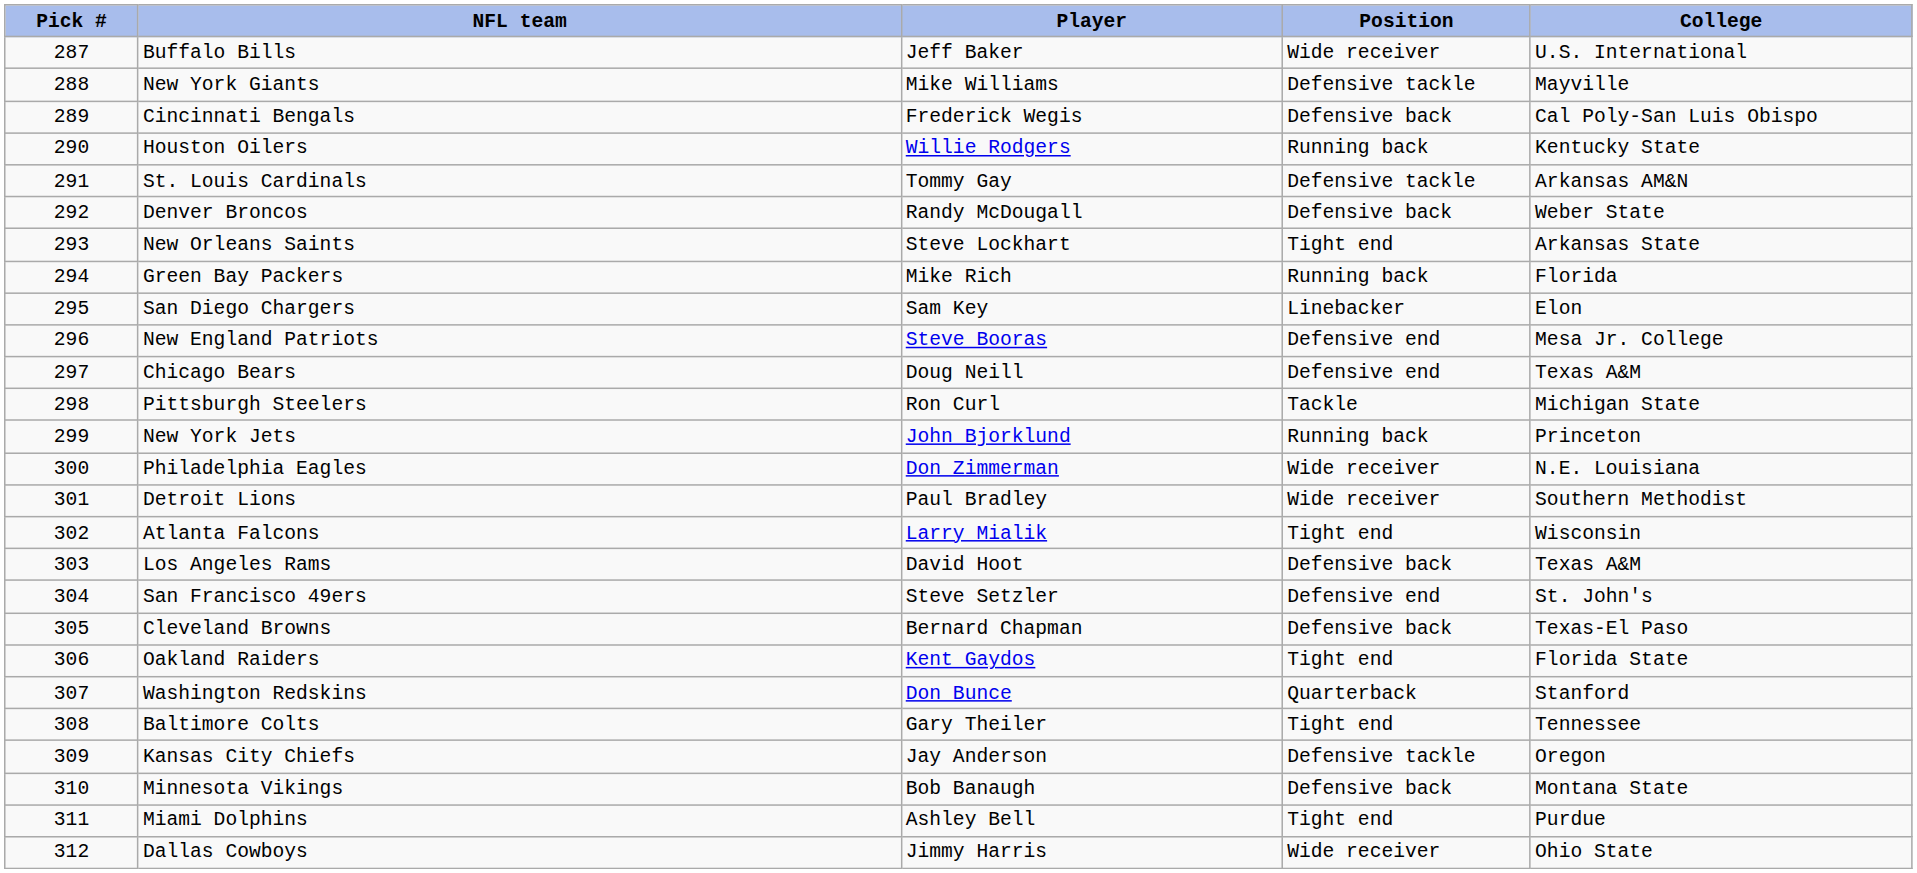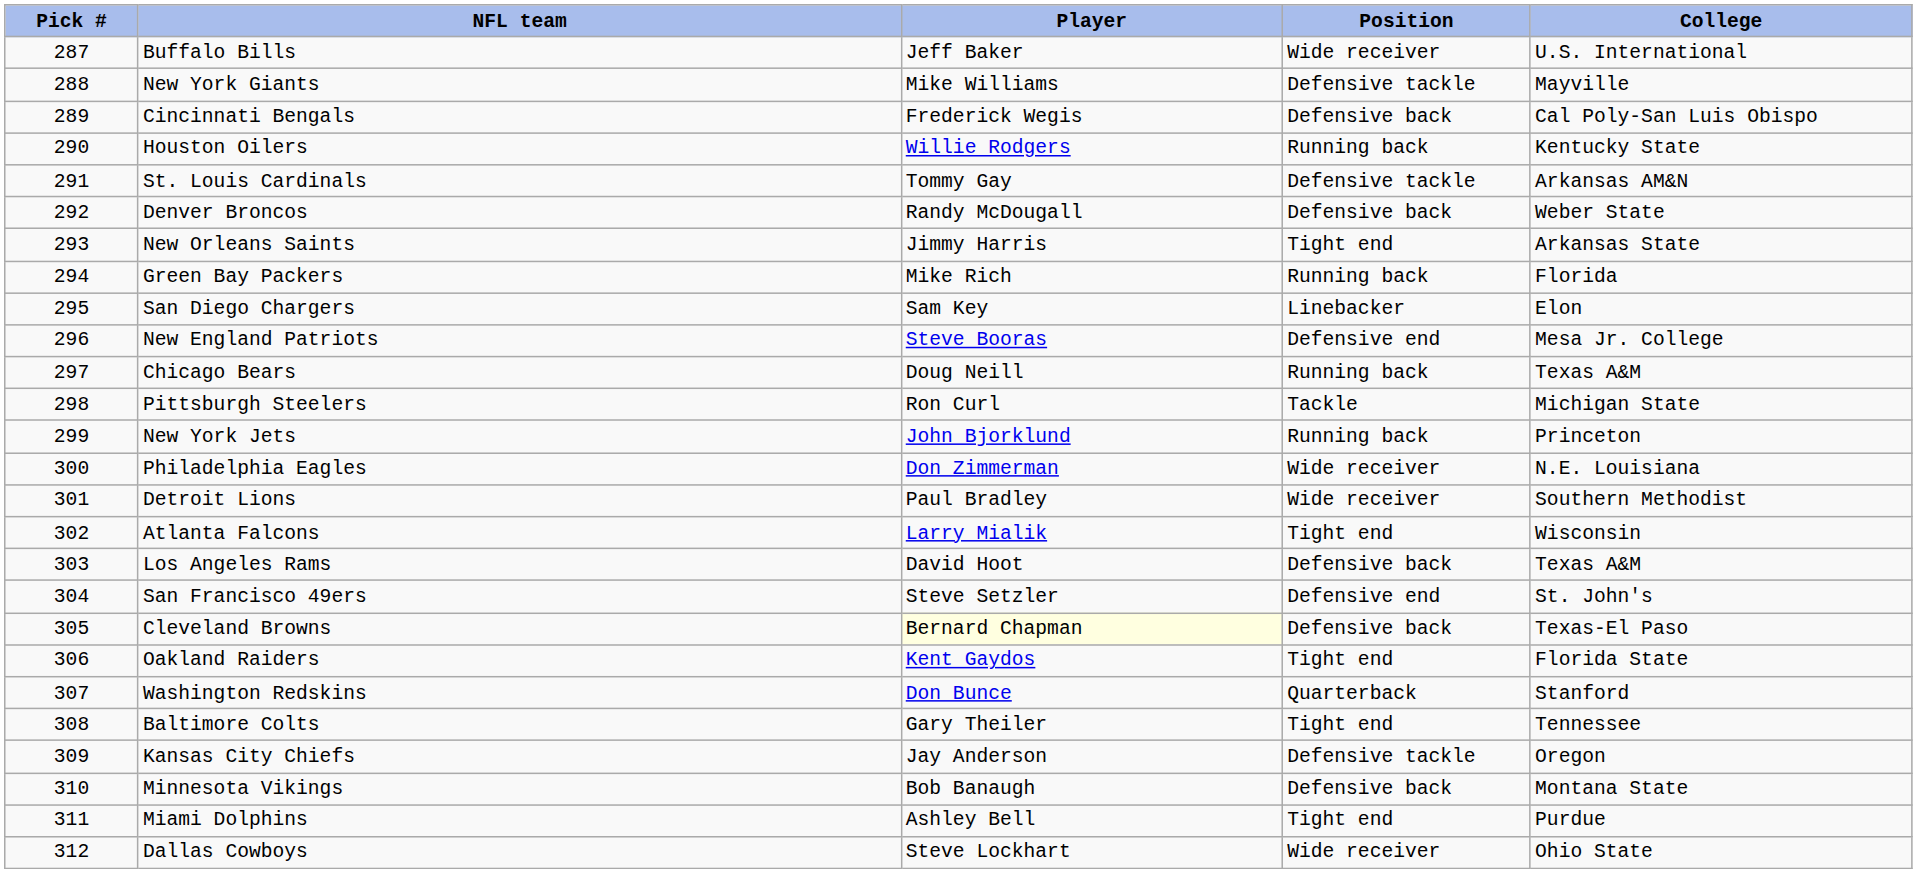(988, 245) Steve Lockhart -> (976, 245) Jimmy Harris
(1364, 373) Defensive end -> (1358, 373) Running back
(994, 629) no background -> (994, 629) lightyellow background
(976, 853) Jimmy Harris -> (988, 853) Steve Lockhart
